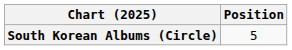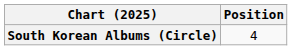(254, 35) 5 -> (254, 35) 4
